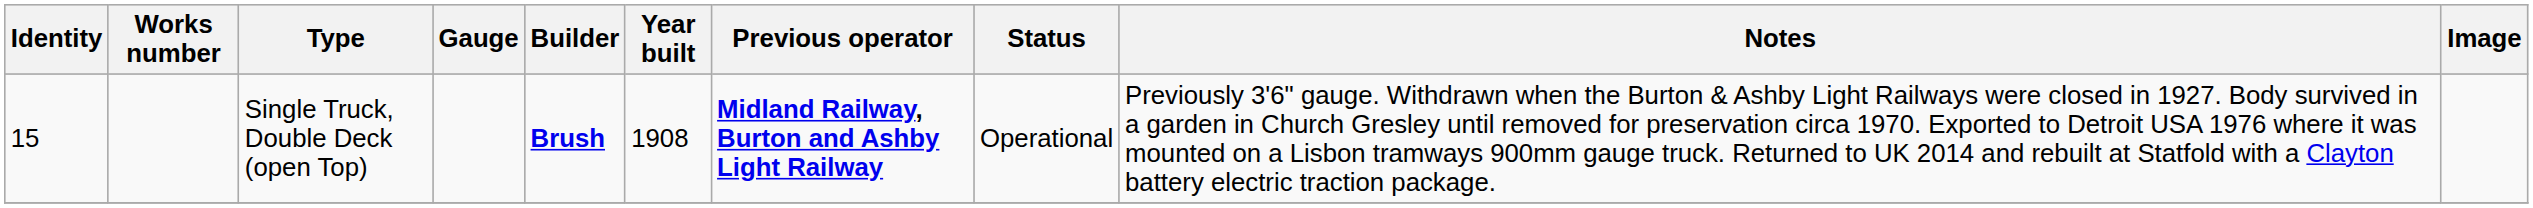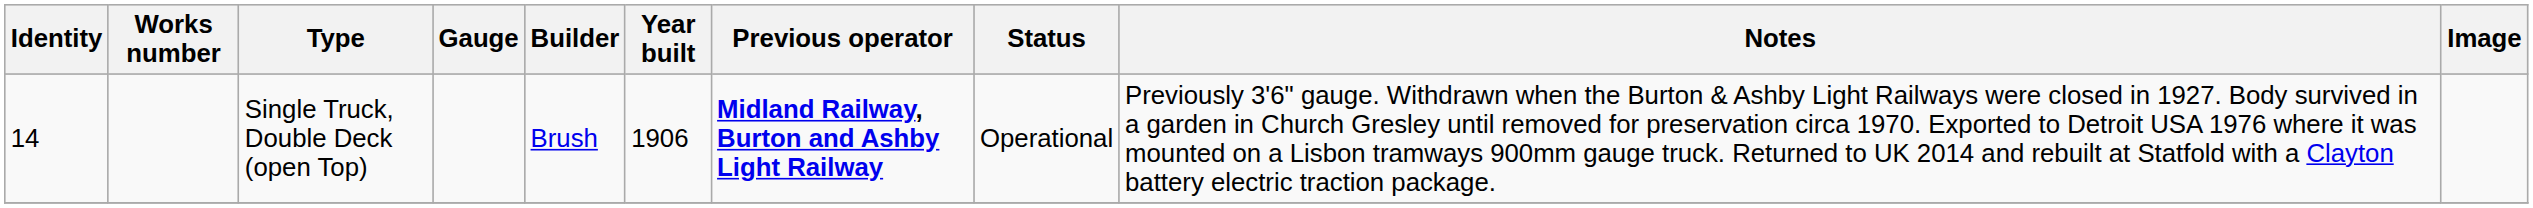(25, 138) 15 -> (25, 138) 14
(568, 138) bold -> (564, 138) normal
(660, 138) 1908 -> (660, 138) 1906
